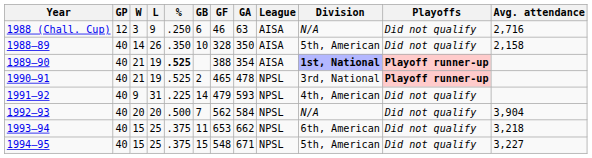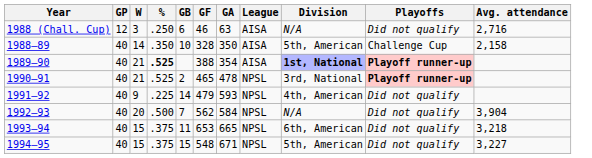- column: (156, 13)
(431, 46) Did not qualify -> (407, 46) Challenge Cup
(245, 128) 662 -> (228, 128) 665
